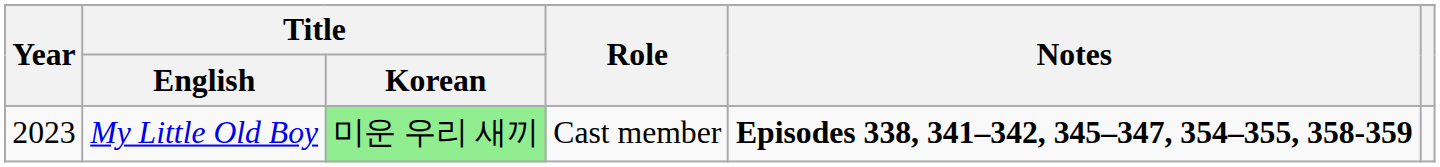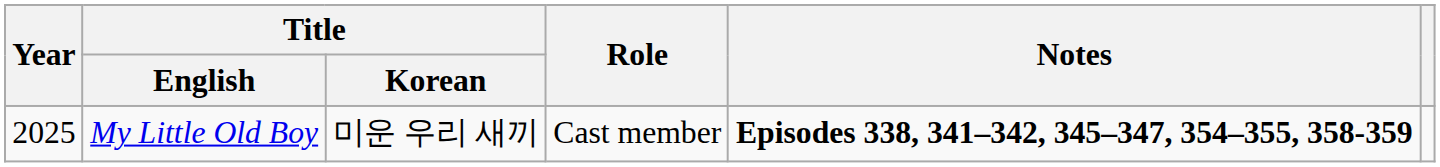(44, 133) 2023 -> (44, 133) 2025
(436, 132) lightgreen background -> (436, 132) no background
